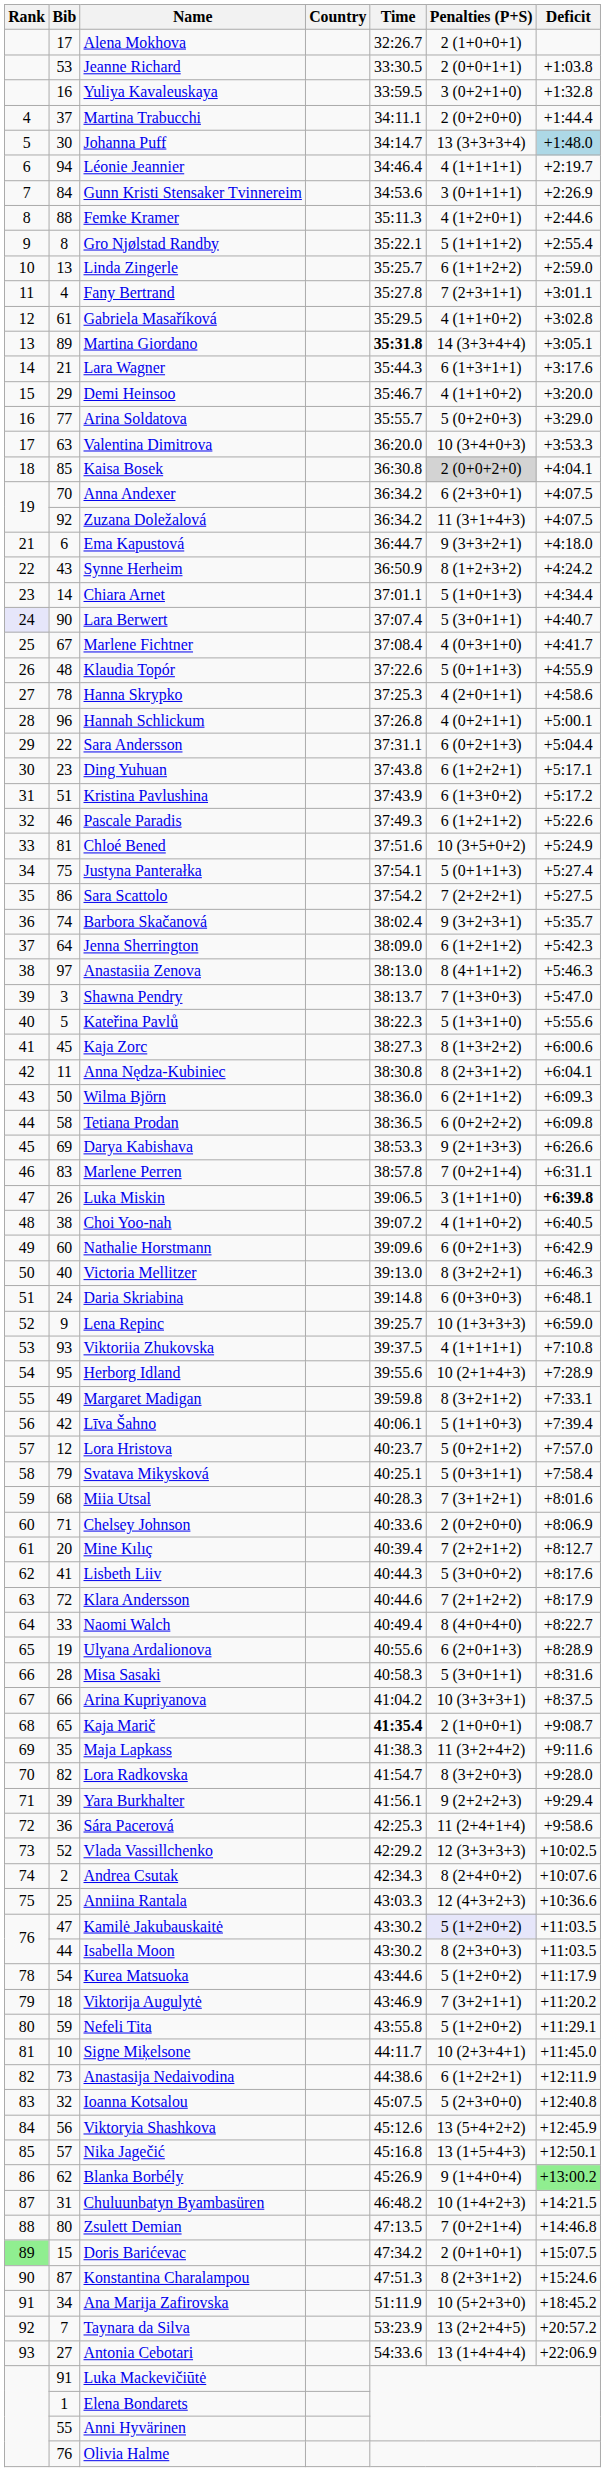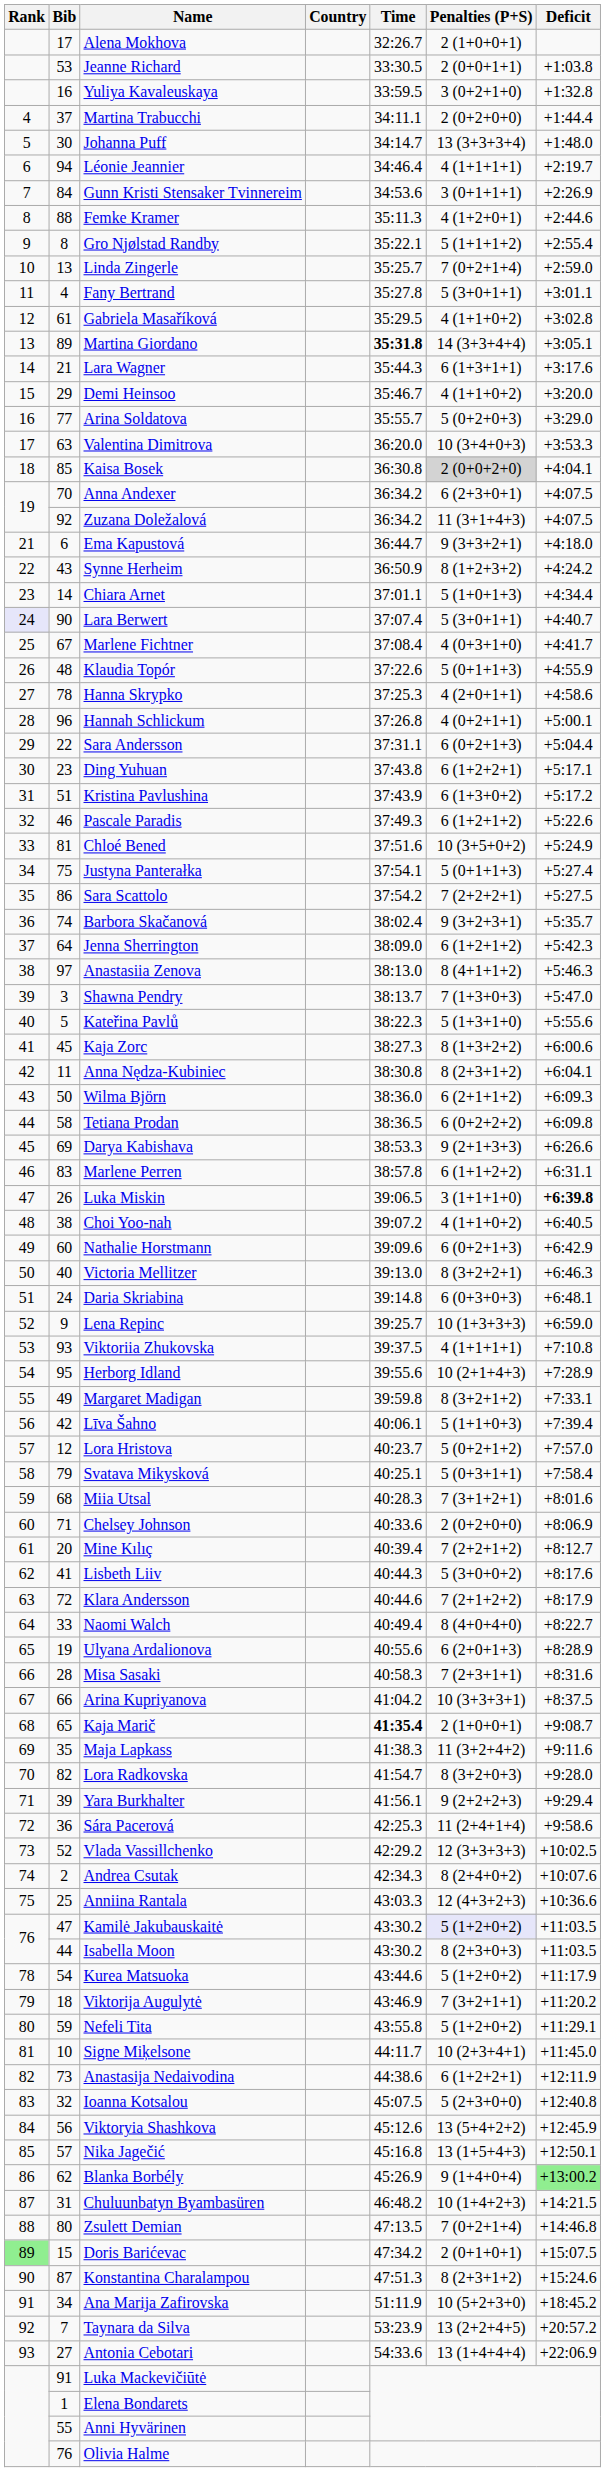(568, 142) lightblue background -> (568, 142) no background
(481, 268) 6 (1+1+2+2) -> (481, 268) 7 (0+2+1+4)
(481, 293) 7 (2+3+1+1) -> (481, 293) 5 (3+0+1+1)
(481, 1172) 7 (0+2+1+4) -> (481, 1172) 6 (1+1+2+2)
(481, 1675) 5 (3+0+1+1) -> (481, 1675) 7 (2+3+1+1)
